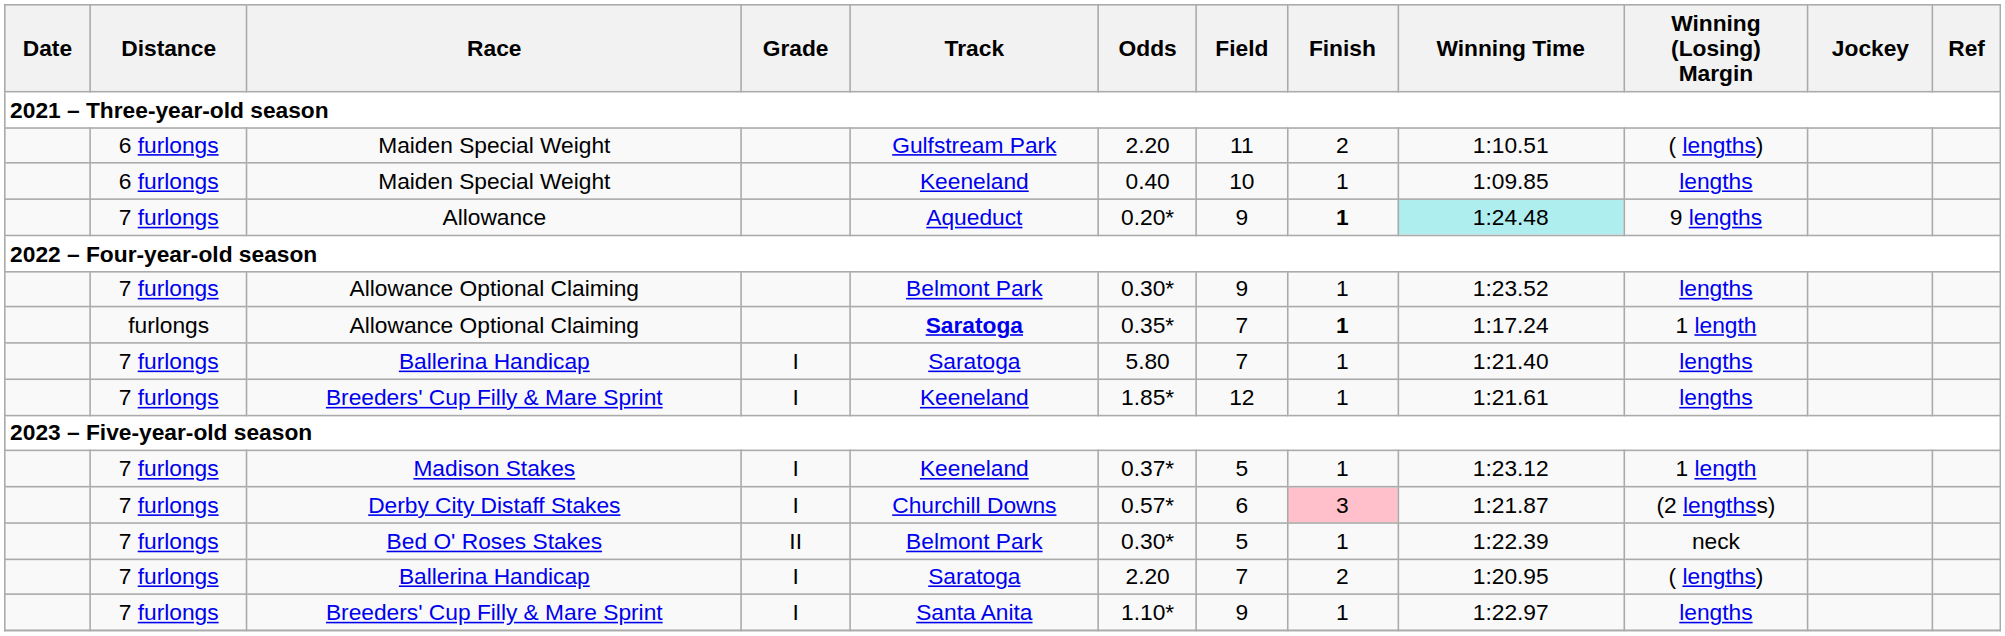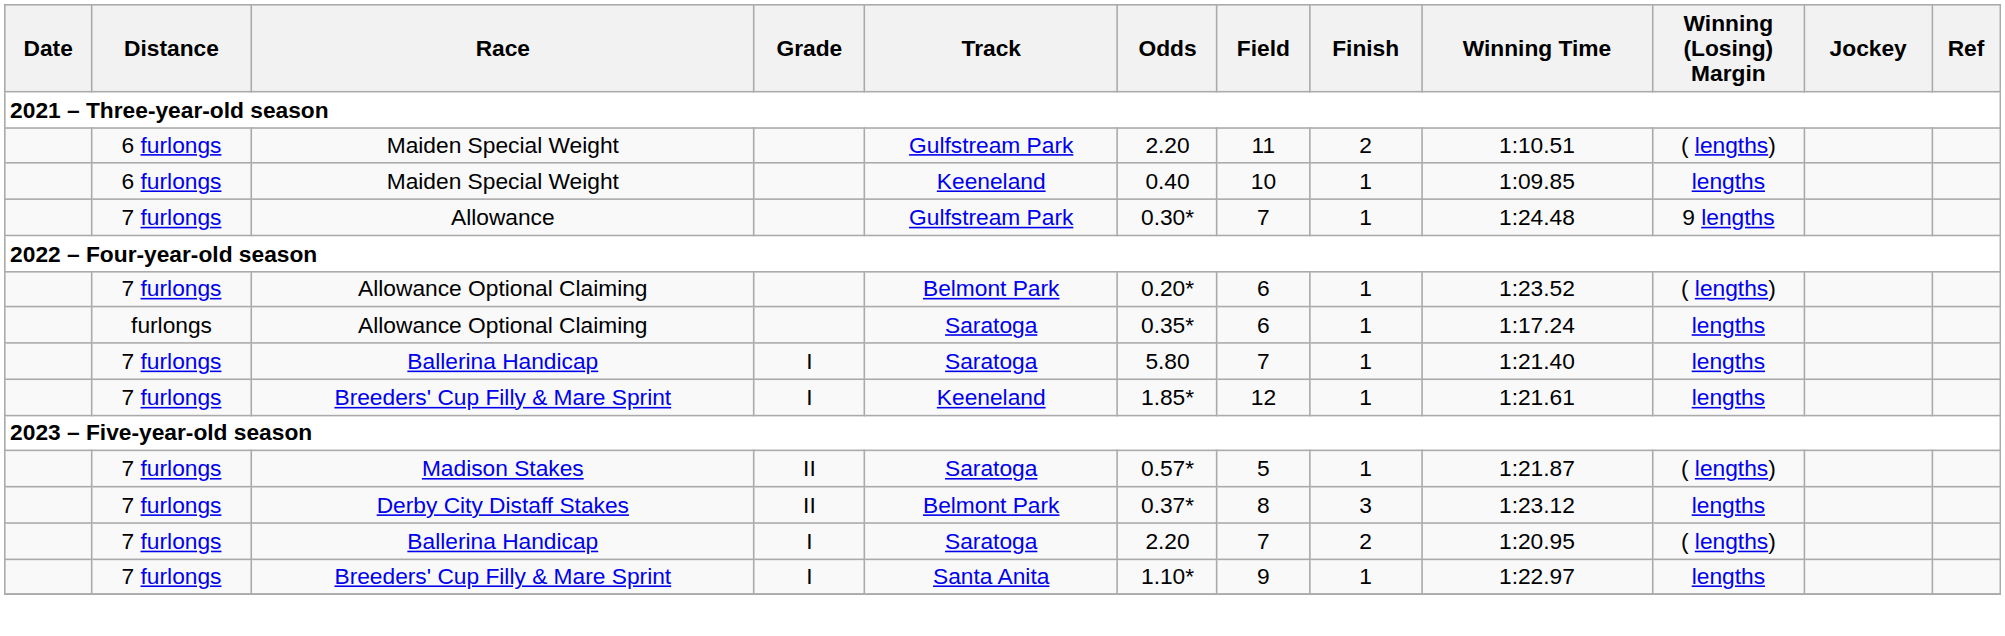(974, 217) Aqueduct -> (991, 217) Gulfstream Park
(1148, 217) 0.20* -> (1168, 217) 0.30*
(1242, 217) 9 -> (1263, 217) 7
(1342, 217) bold -> (1366, 217) normal
(1511, 217) paleturquoise background -> (1537, 217) no background
(1148, 289) 0.30* -> (1168, 289) 0.20*
(1242, 289) 9 -> (1263, 289) 6
(1716, 289) lengths -> (1728, 289) ( lengths)
(974, 325) bold -> (991, 325) normal
(1242, 325) 7 -> (1263, 325) 6
(1342, 325) bold -> (1366, 325) normal
(1716, 325) 1 length -> (1728, 325) lengths
(796, 469) I -> (809, 469) II
(974, 469) Keeneland -> (991, 469) Saratoga
(1148, 469) 0.37* -> (1168, 469) 0.57*
(1511, 469) 1:23.12 -> (1537, 469) 1:21.87
(1716, 469) 1 length -> (1728, 469) ( lengths)
(796, 505) I -> (809, 505) II
(974, 505) Churchill Downs -> (991, 505) Belmont Park
(1148, 505) 0.57* -> (1168, 505) 0.37*
(1242, 505) 6 -> (1263, 505) 8
(1342, 505) pink background -> (1366, 505) no background
(1511, 505) 1:21.87 -> (1537, 505) 1:23.12
(1716, 505) (2 lengthss) -> (1728, 505) lengths
- row: (169, 541)
